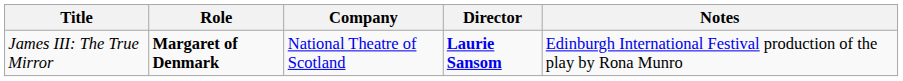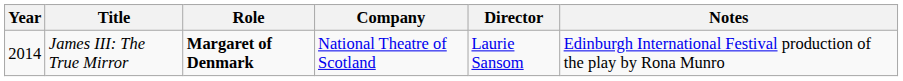+ column: (25, 17)
(474, 52) bold -> (498, 52) normal
